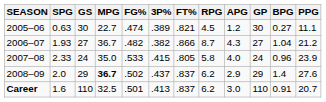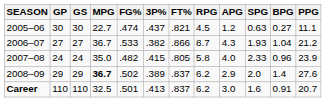columns swapped: (260, 12) <-> (63, 12)
(160, 27) .389 -> (155, 27) .437
(134, 43) .482 -> (129, 43) .533
(134, 58) .533 -> (129, 58) .482
(160, 74) .437 -> (155, 74) .389
